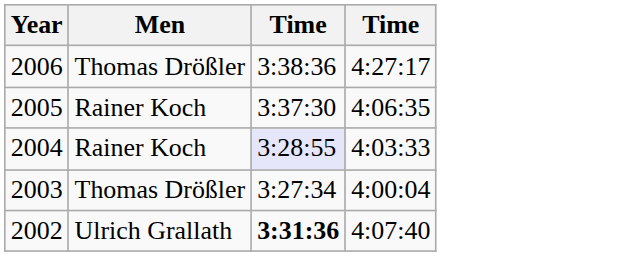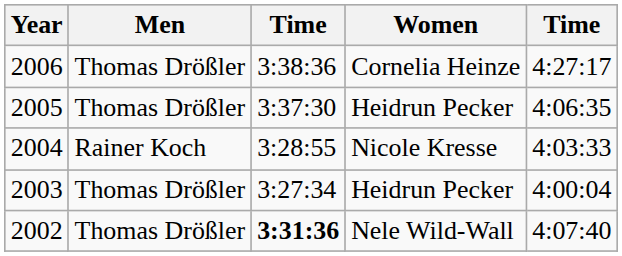+ column: (436, 25)
(140, 107) Rainer Koch -> (160, 107) Thomas Drößler
(297, 148) lavender background -> (297, 148) no background
(153, 230) Ulrich Grallath -> (160, 230) Thomas Drößler
